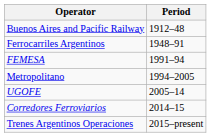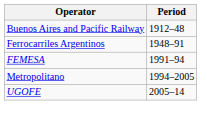- row: (56, 108)
- row: (70, 124)
